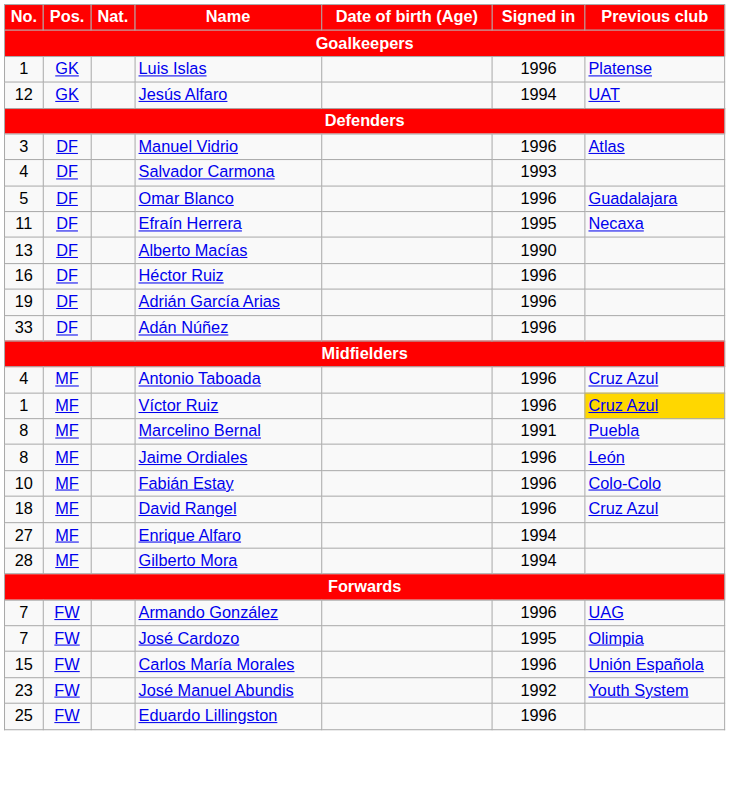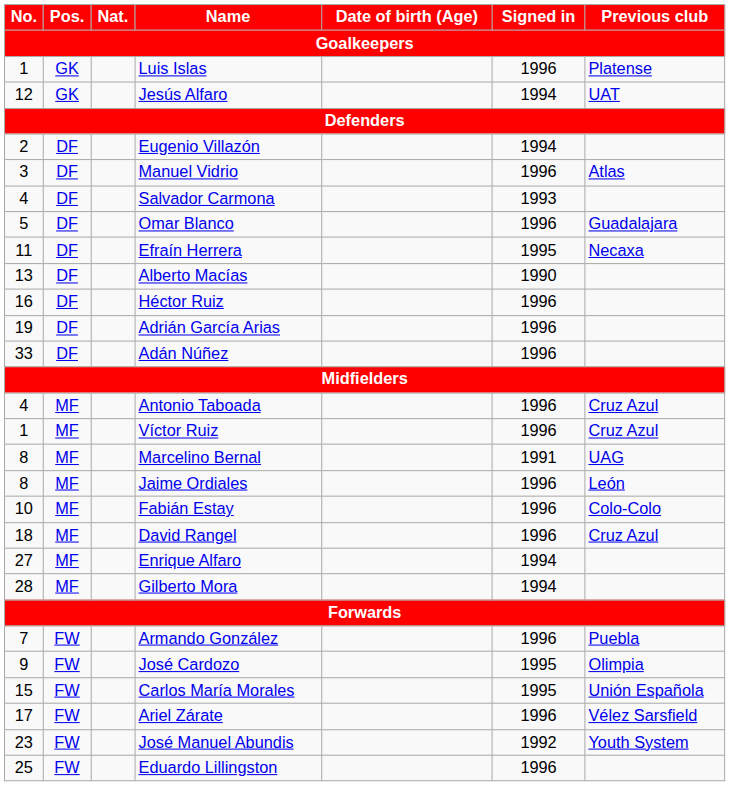+ row: (199, 146)
(623, 405) gold background -> (623, 431) no background
(614, 431) Puebla -> (606, 457) UAG
(606, 612) UAG -> (614, 638) Puebla
(24, 638) 7 -> (24, 664) 9
(539, 664) 1996 -> (539, 690) 1995
+ row: (181, 716)
